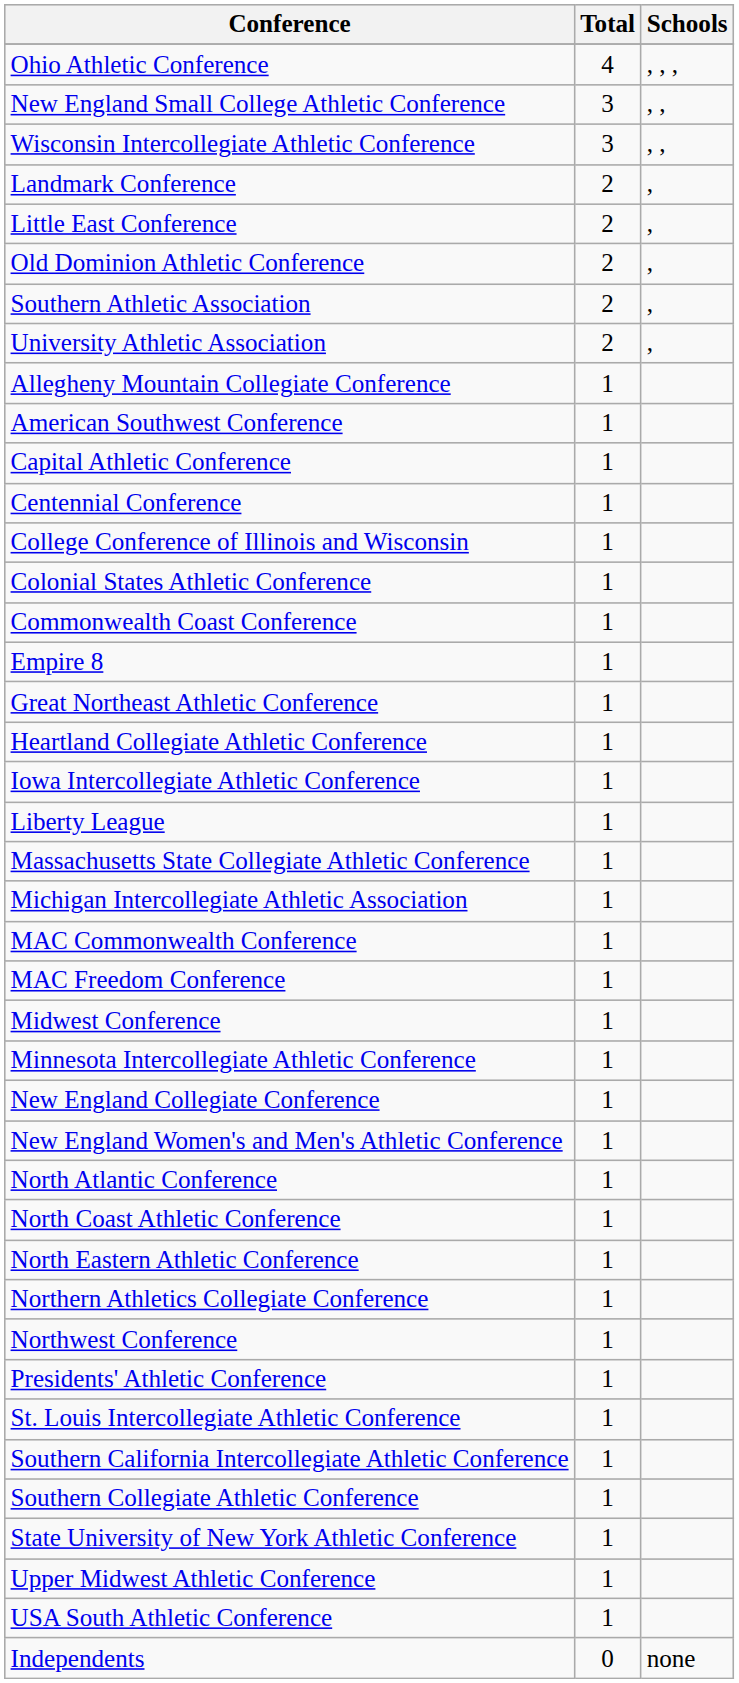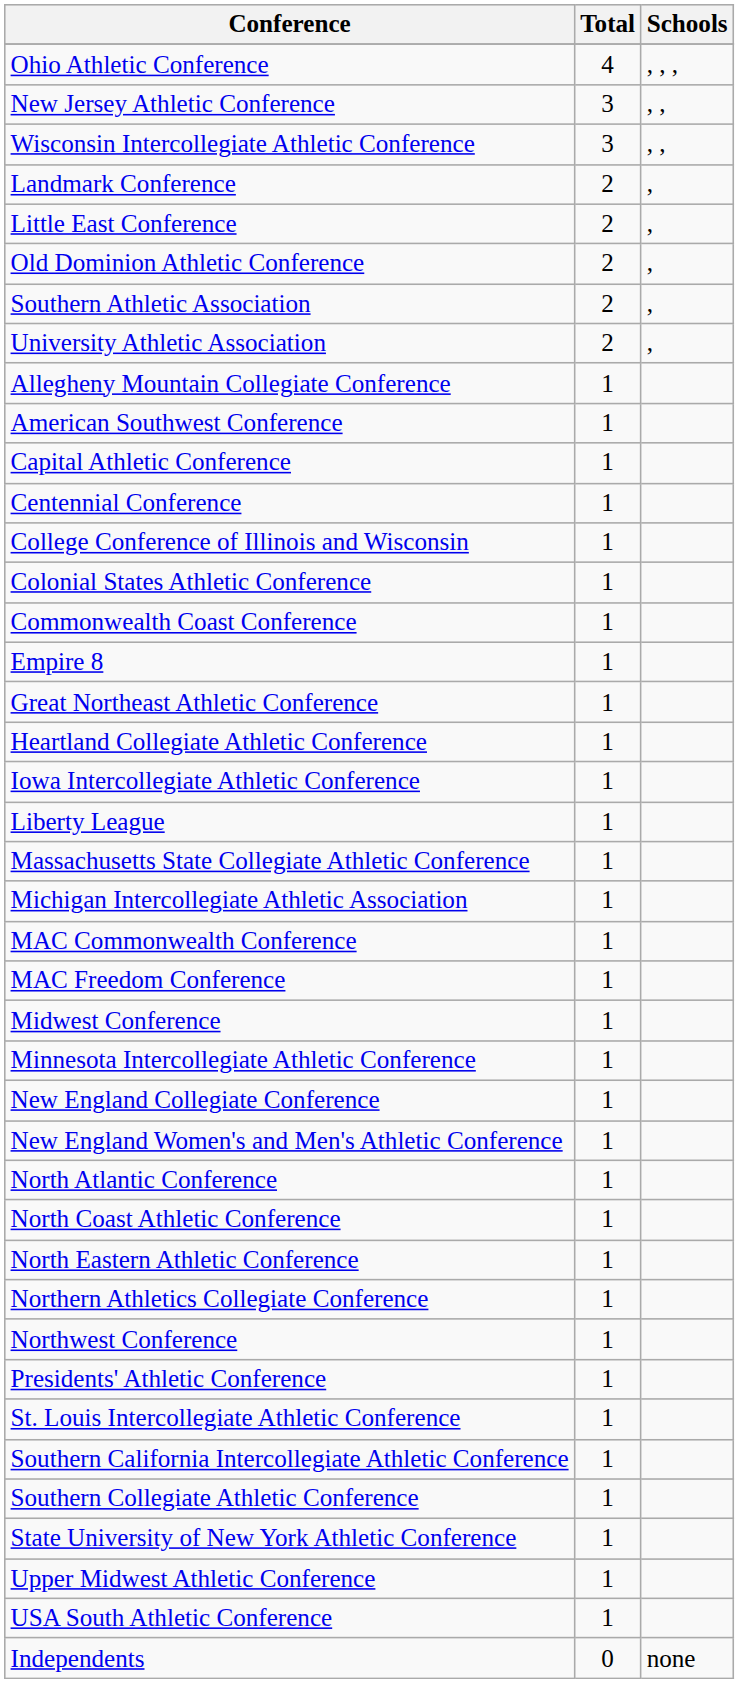- row: (258, 104)
+ row: (173, 104)
